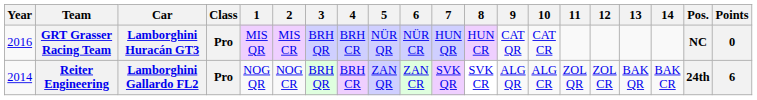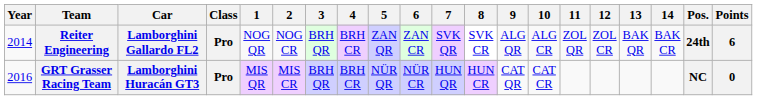rows swapped: (77, 77) <-> (77, 42)
